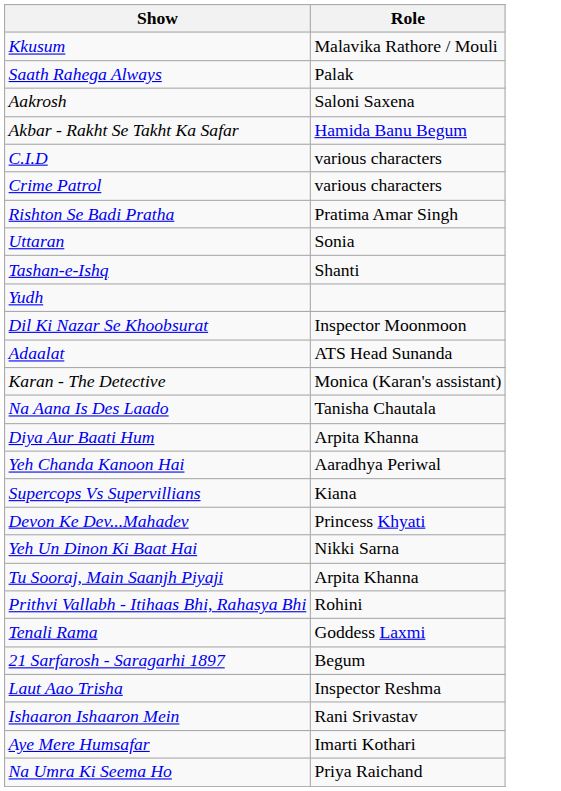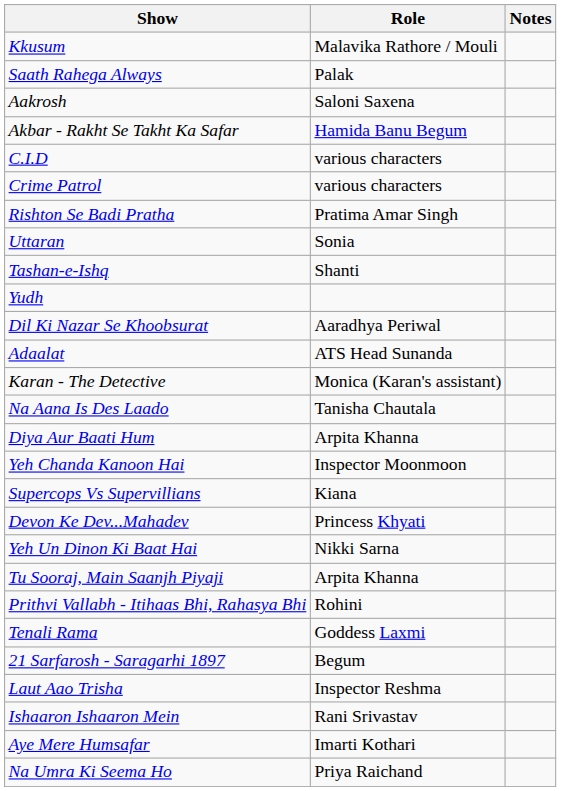+ column: (531, 18)
(390, 325) Inspector Moonmoon -> (378, 325) Aaradhya Periwal
(378, 465) Aaradhya Periwal -> (390, 465) Inspector Moonmoon
